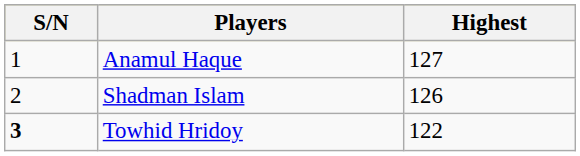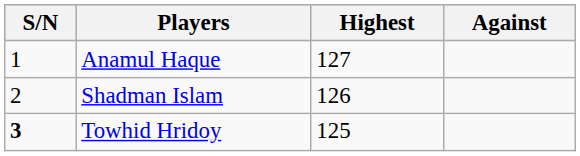+ column: (509, 22)
(426, 131) 122 -> (334, 131) 125
